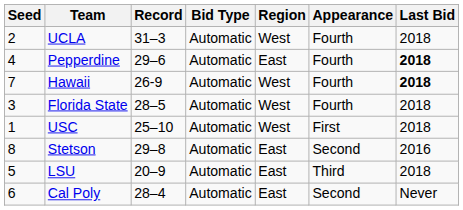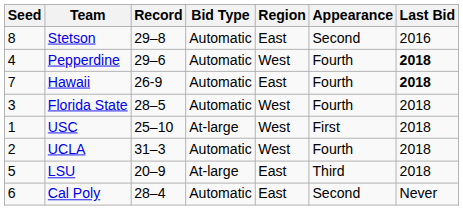rows swapped: (67, 37) <-> (72, 149)
(272, 60) East -> (274, 60) West
(274, 82) West -> (272, 82) East
(220, 127) Automatic -> (214, 127) At-large
(220, 171) Automatic -> (214, 171) At-large
